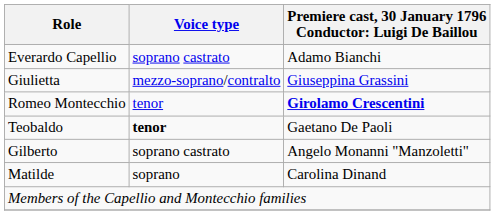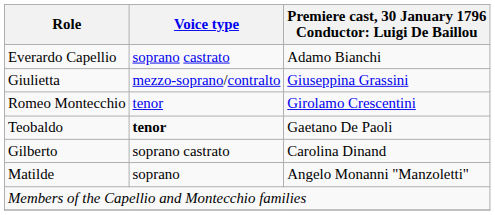(356, 103) bold -> (352, 103) normal
(378, 151) Angelo Monanni "Manzoletti" -> (337, 151) Carolina Dinand
(337, 174) Carolina Dinand -> (378, 174) Angelo Monanni "Manzoletti"
